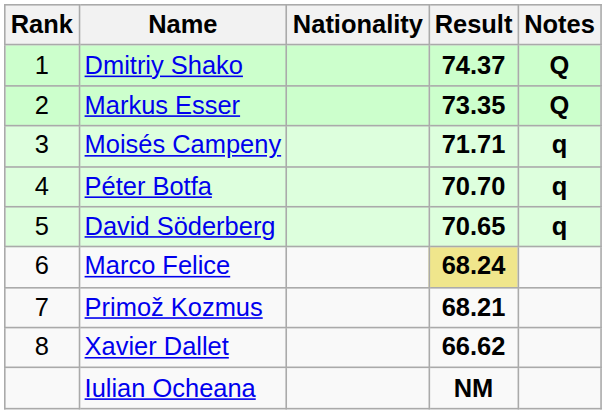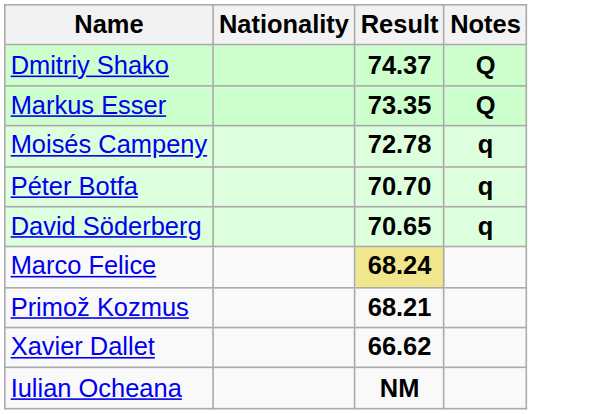- column: (42, 24)
(474, 145) 71.71 -> (400, 145) 72.78
